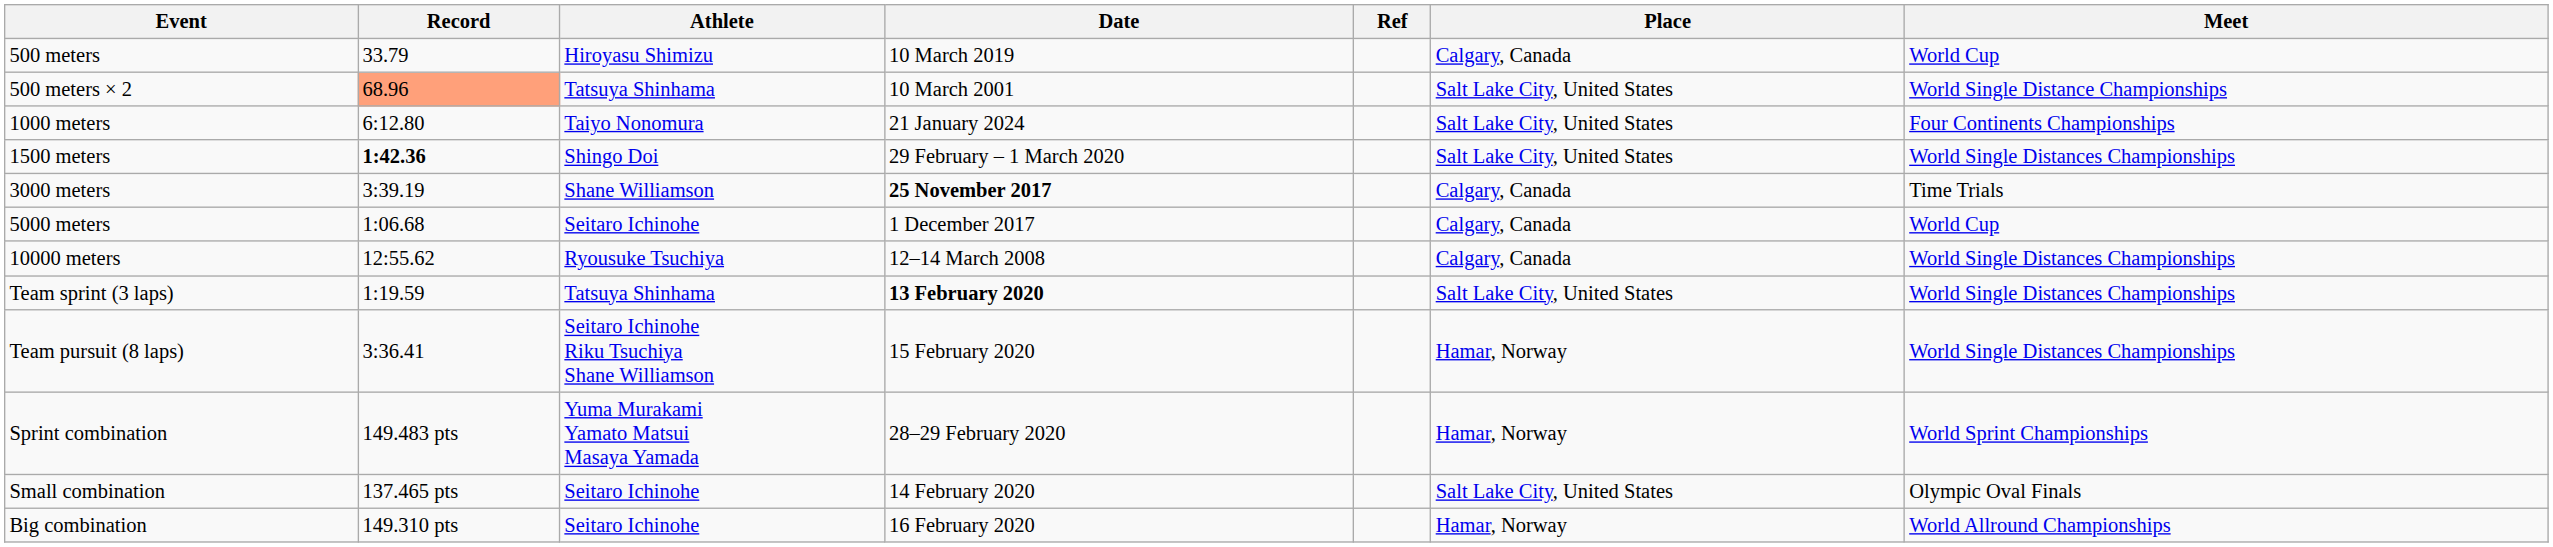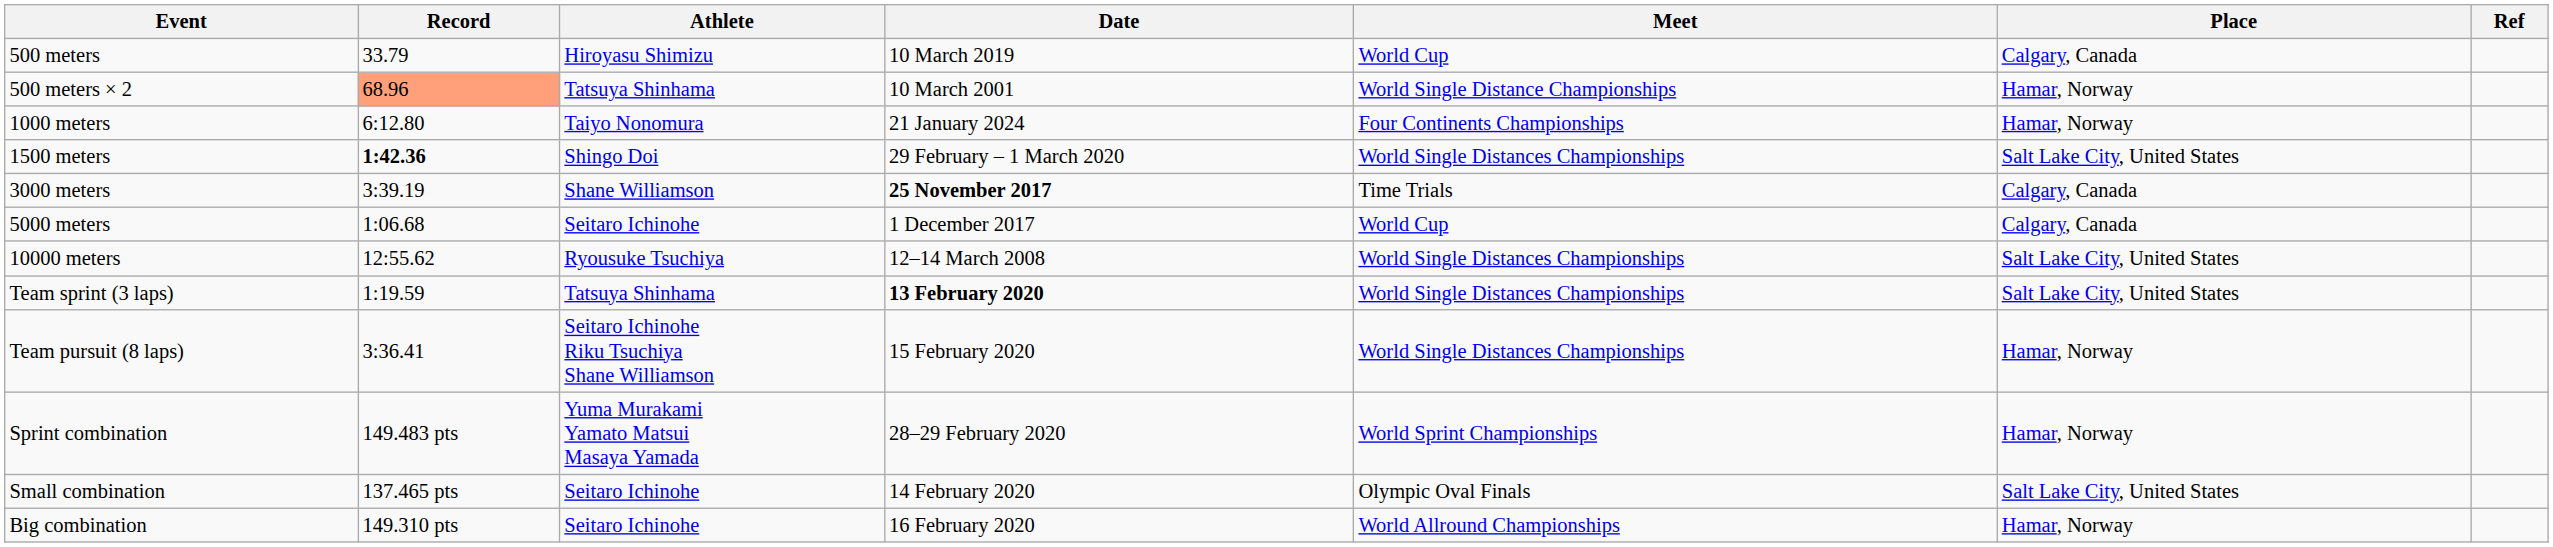columns swapped: (2226, 21) <-> (1392, 21)
(1554, 89) Salt Lake City, United States -> (2067, 89) Hamar, Norway
(1554, 123) Salt Lake City, United States -> (2067, 123) Hamar, Norway
(1503, 258) Calgary, Canada -> (2120, 258) Salt Lake City, United States
